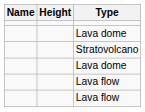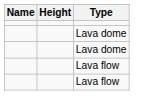- row: (21, 50)
